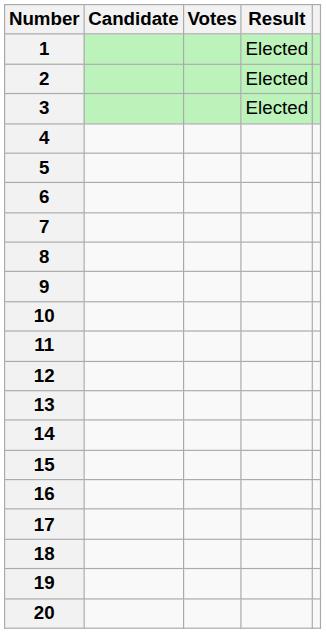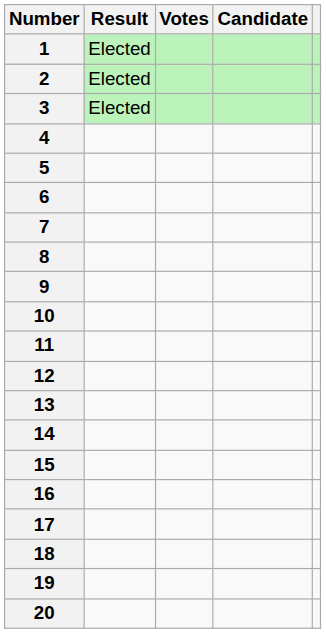columns swapped: (134, 19) <-> (277, 19)
